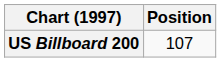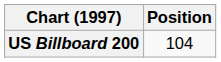(179, 43) 107 -> (179, 43) 104
